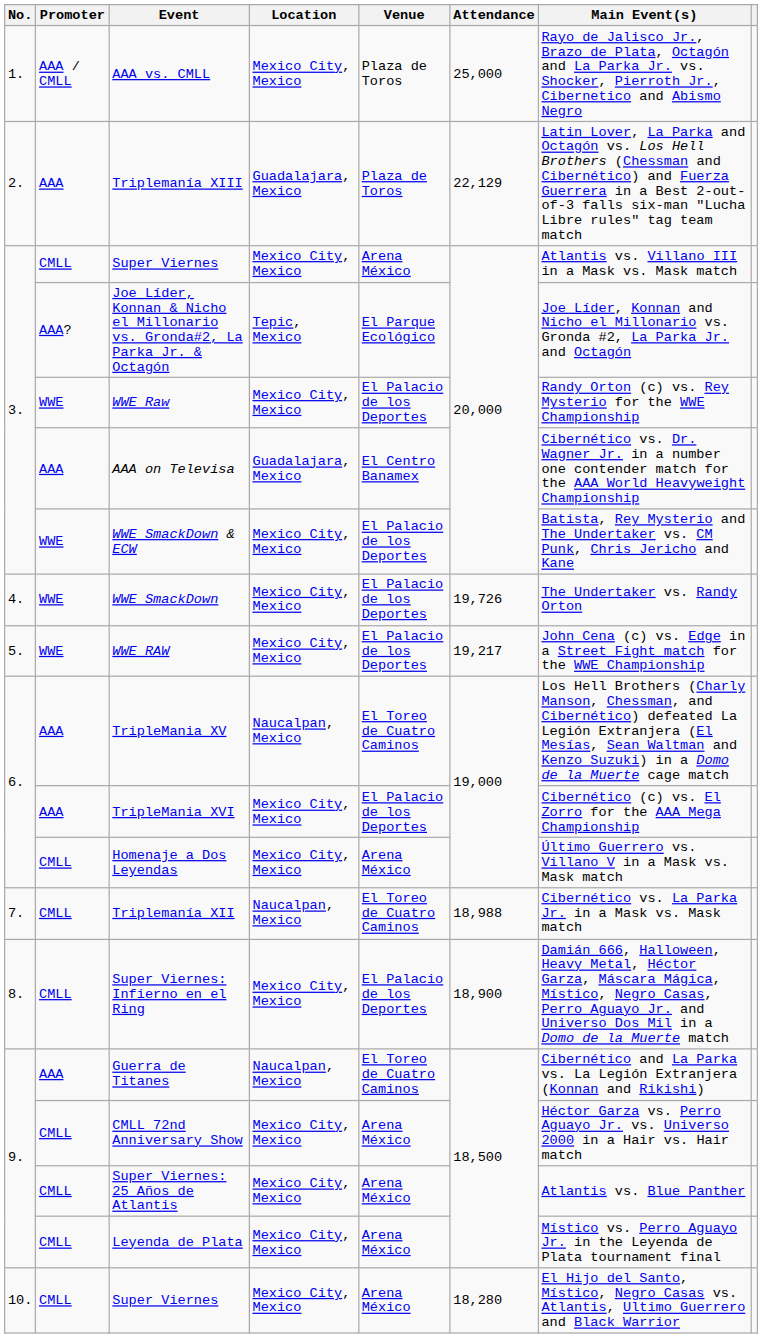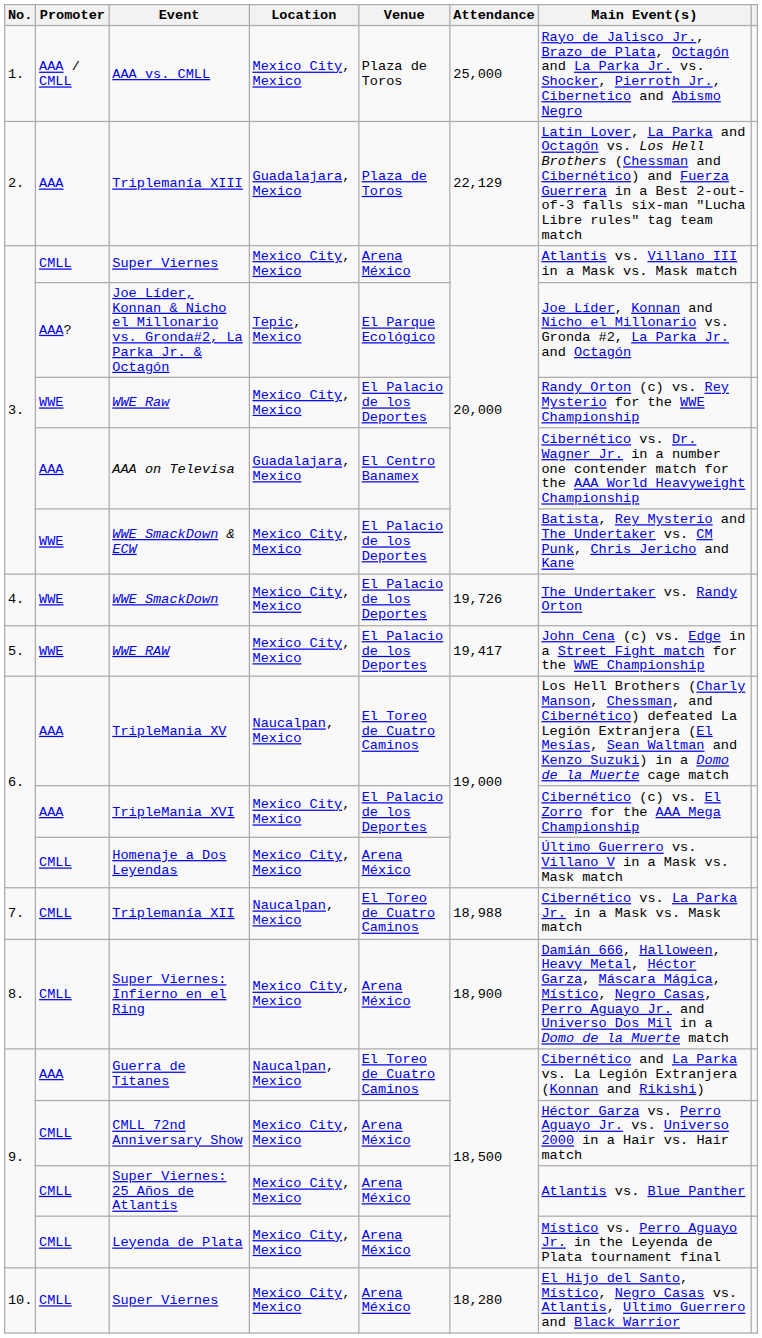(478, 651) 19,217 -> (478, 651) 19,417
(402, 994) El Palacio de los Deportes -> (386, 994) Arena México
